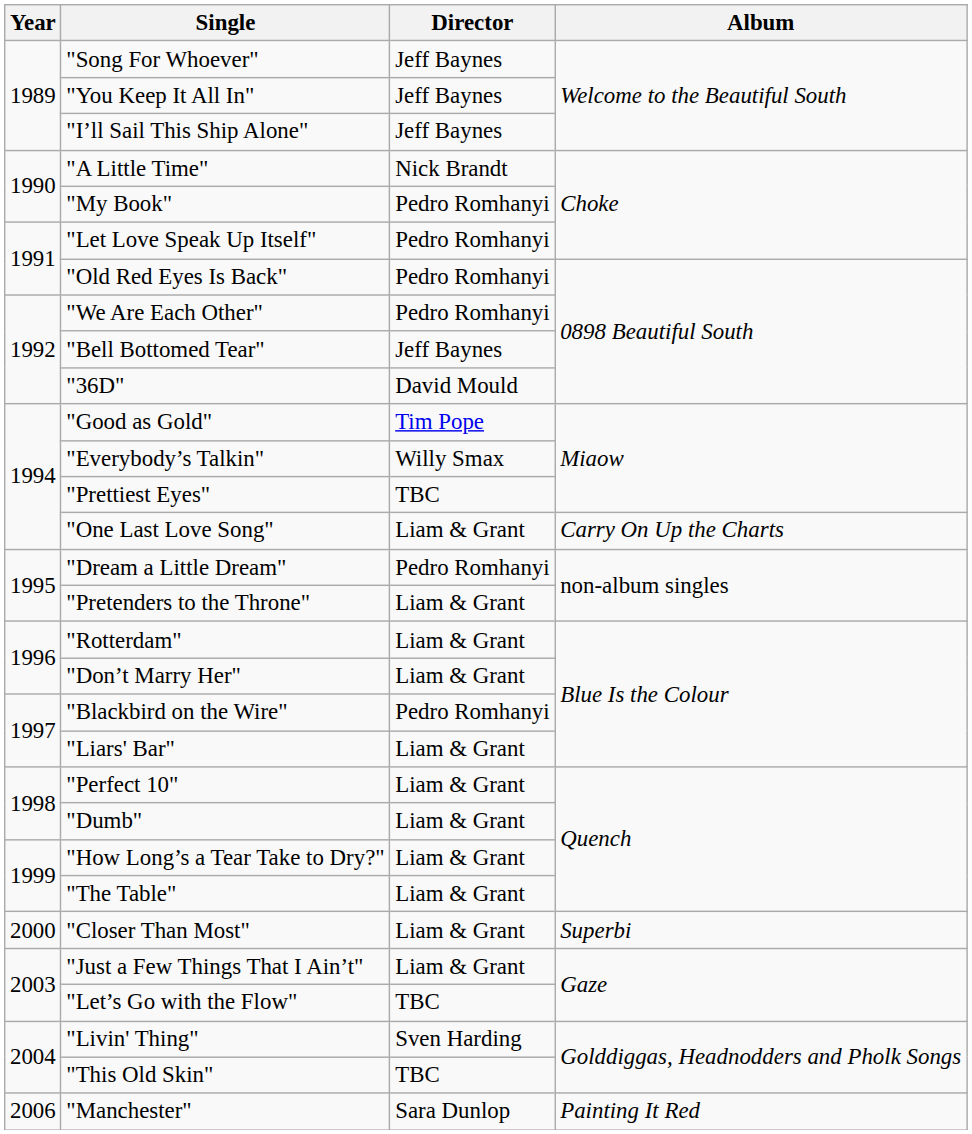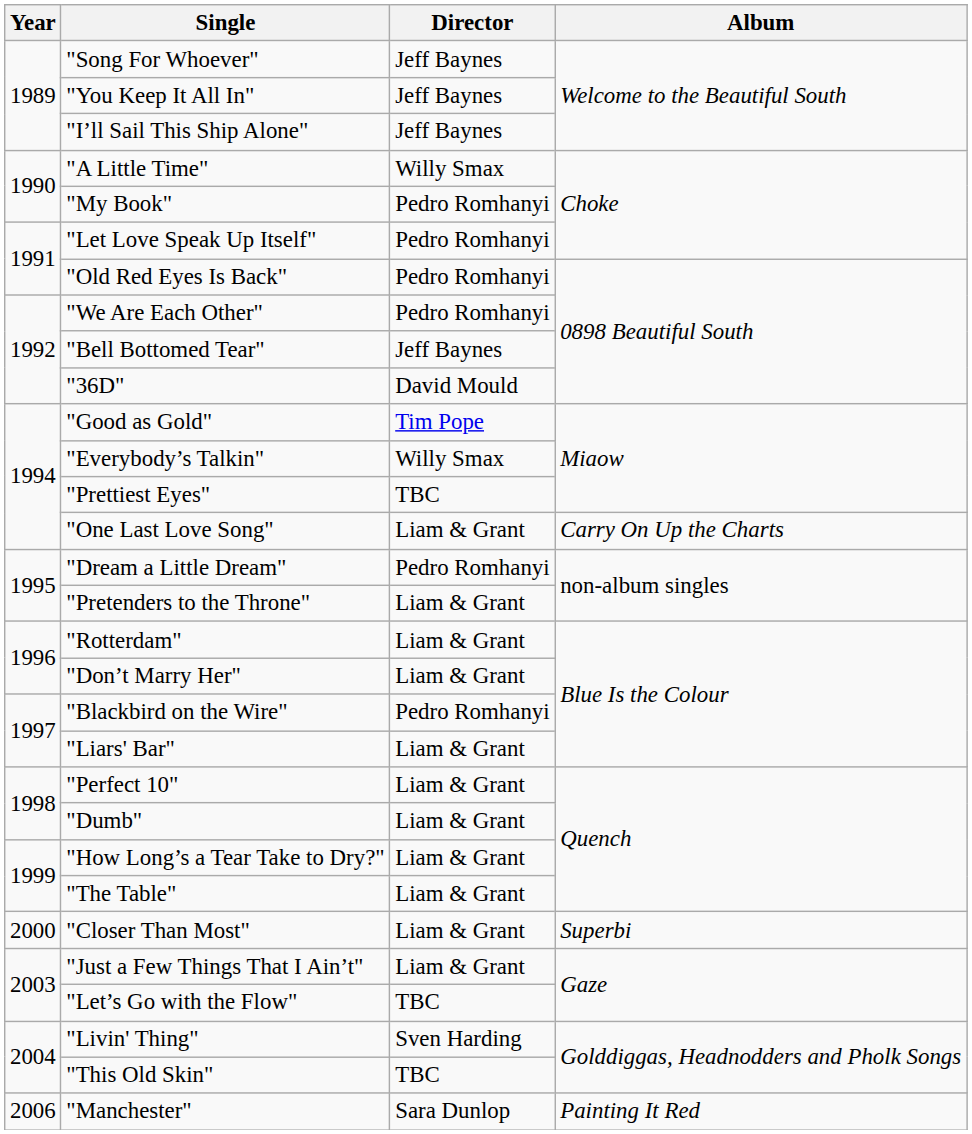(451, 167) Nick Brandt -> (450, 167) Willy Smax
